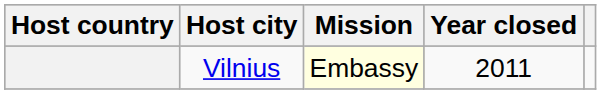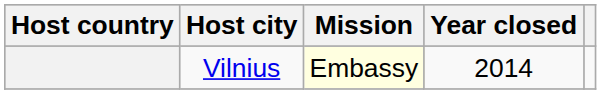(504, 67) 2011 -> (504, 67) 2014
